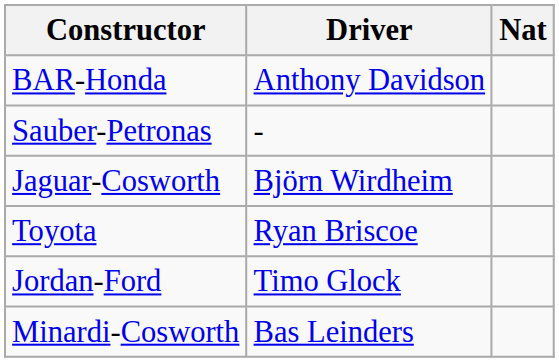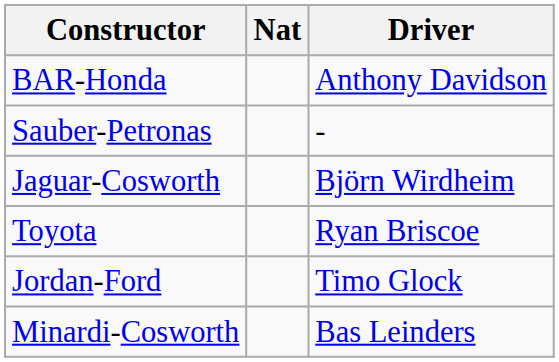columns swapped: (523, 29) <-> (369, 29)
